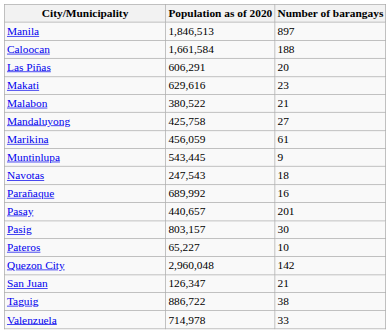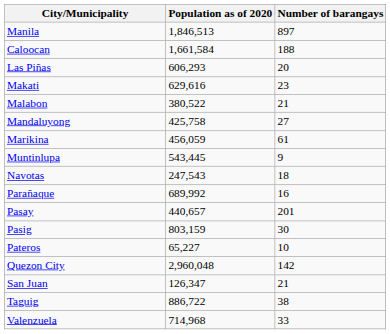(187, 67) 606,291 -> (187, 67) 606,293
(187, 229) 803,157 -> (187, 229) 803,159
(187, 319) 714,978 -> (187, 319) 714,968
